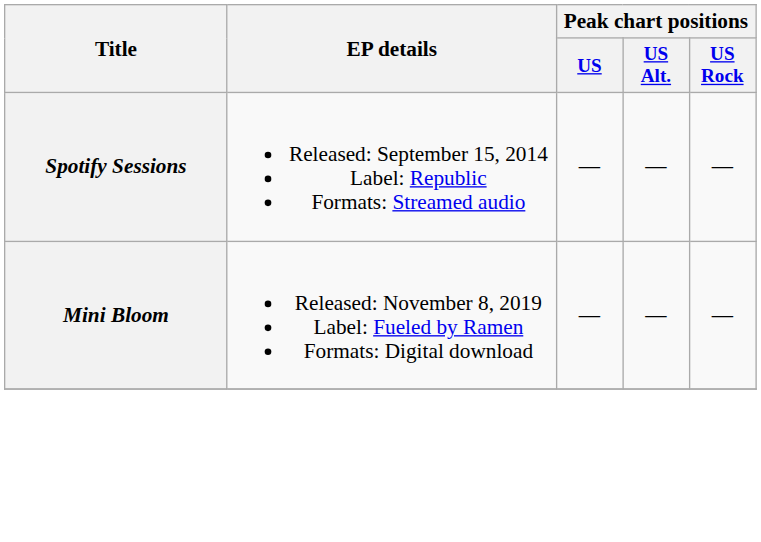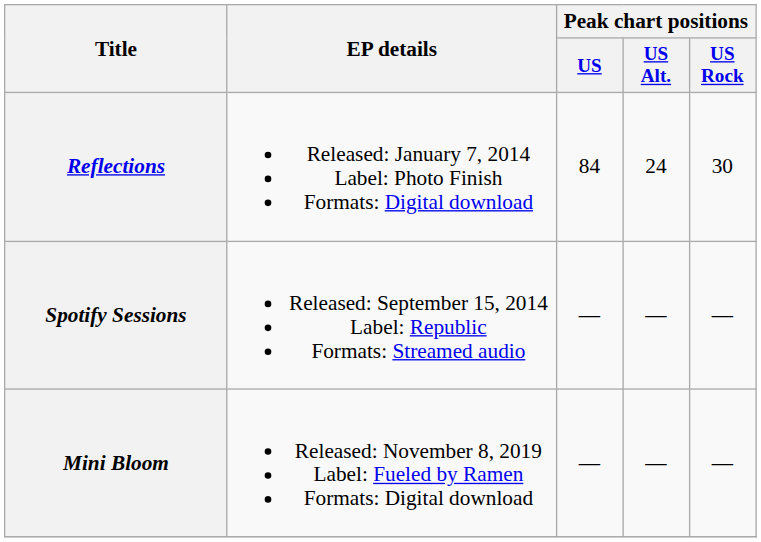+ row: (116, 166)
